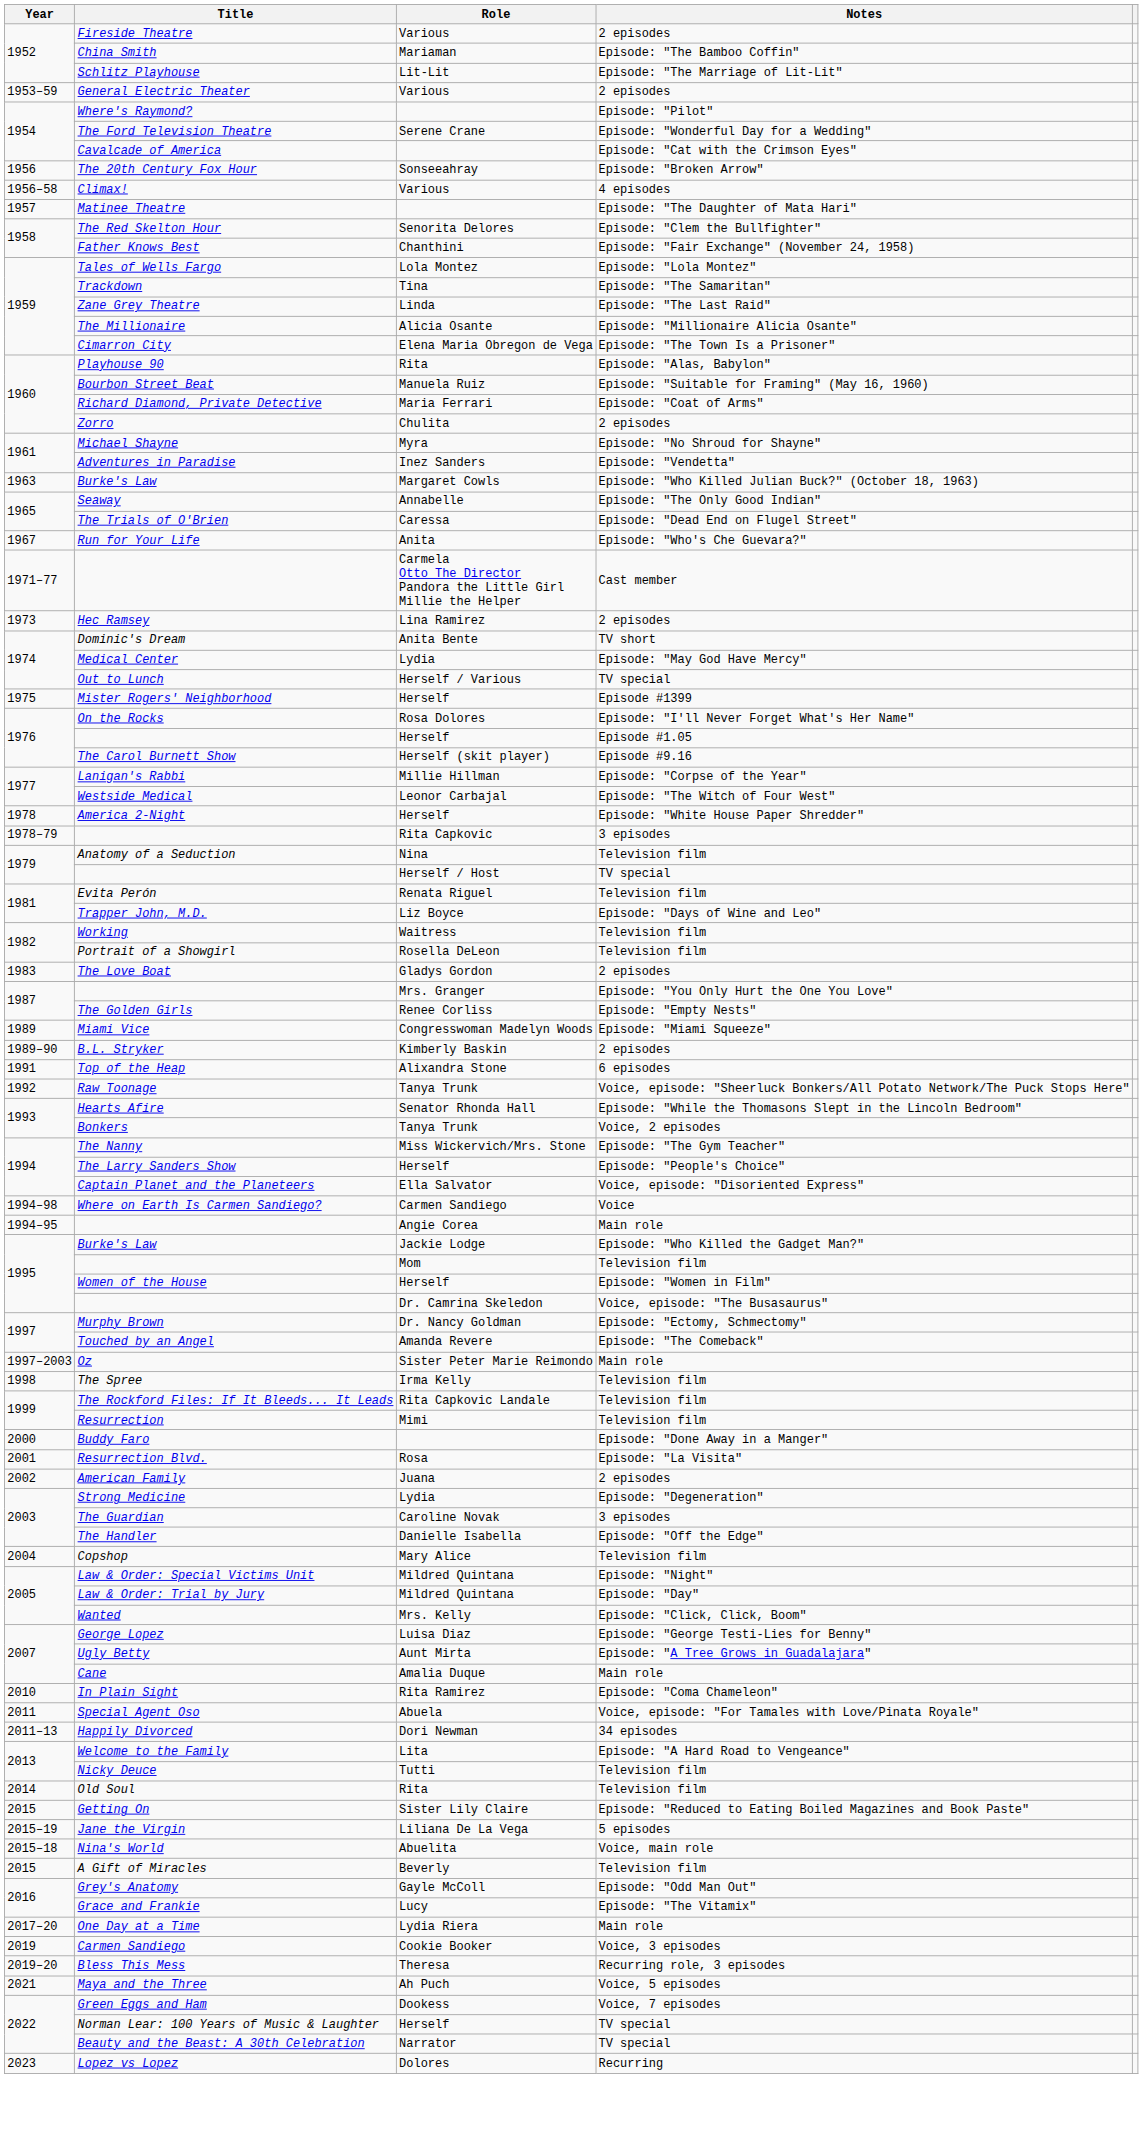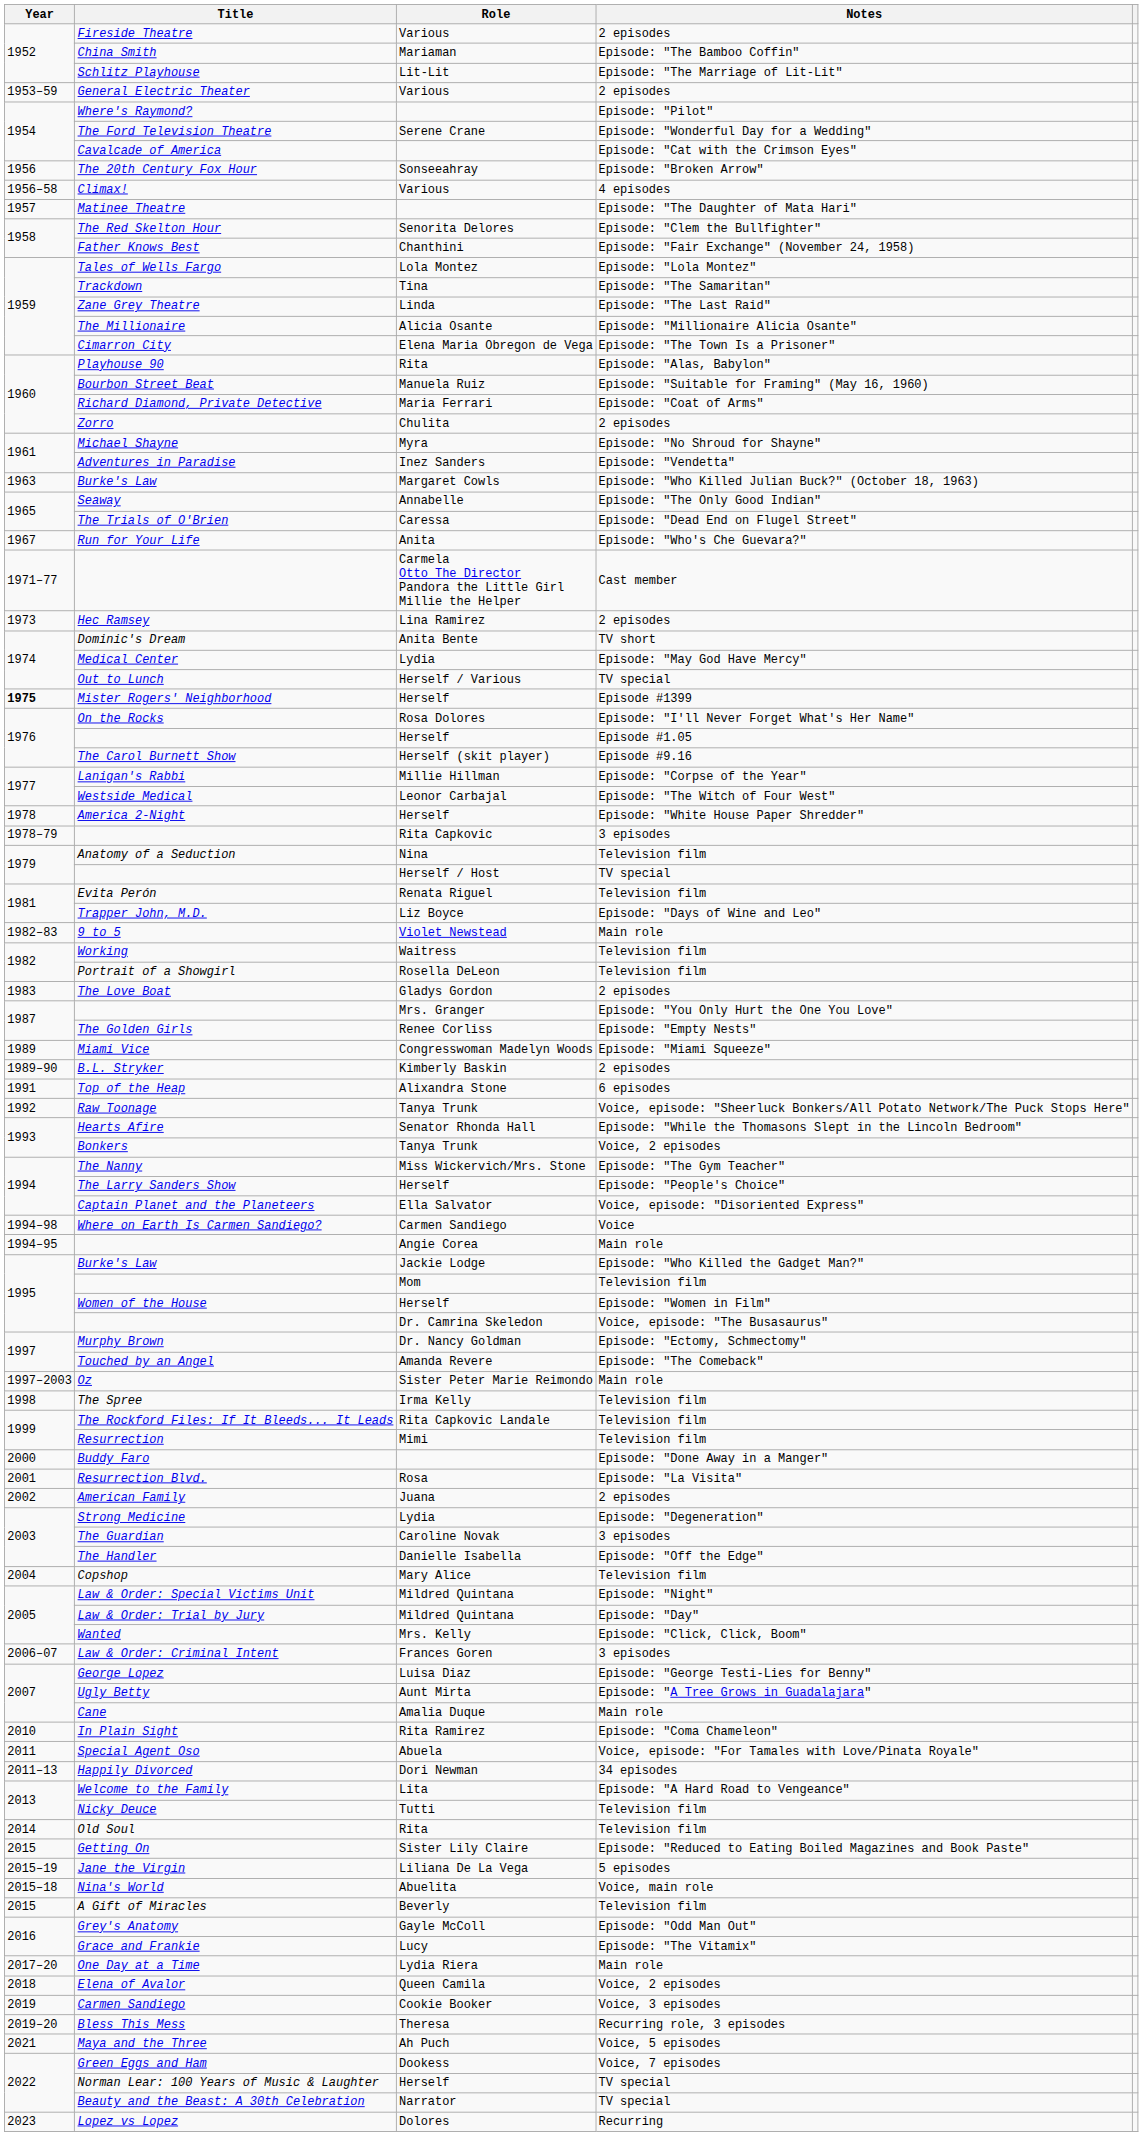(22, 699) normal -> (22, 699) bold
+ row: (99, 933)
+ row: (178, 1654)
+ row: (131, 1985)
